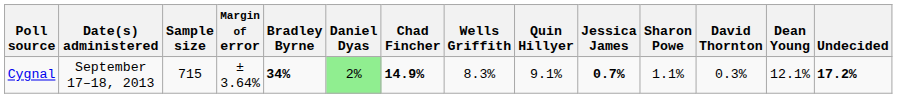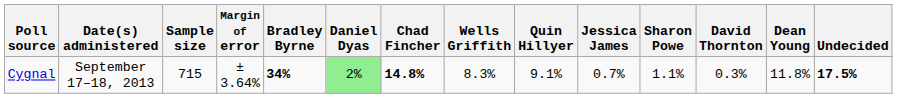(404, 75) 14.9% -> (404, 75) 14.8%
(609, 75) bold -> (609, 75) normal
(790, 75) 12.1% -> (790, 75) 11.8%
(837, 75) 17.2% -> (837, 75) 17.5%
